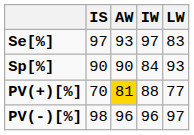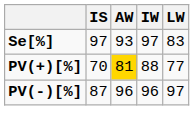- row: (31, 67)
(98, 117) 98 -> (98, 92) 87
